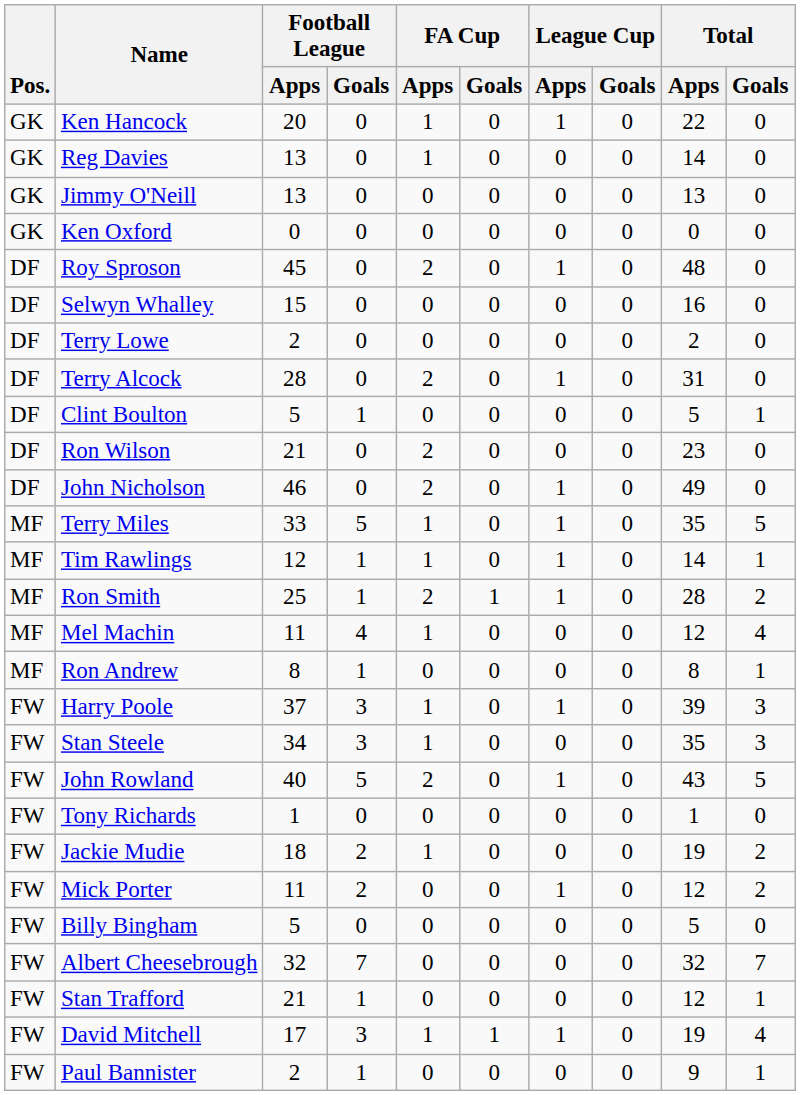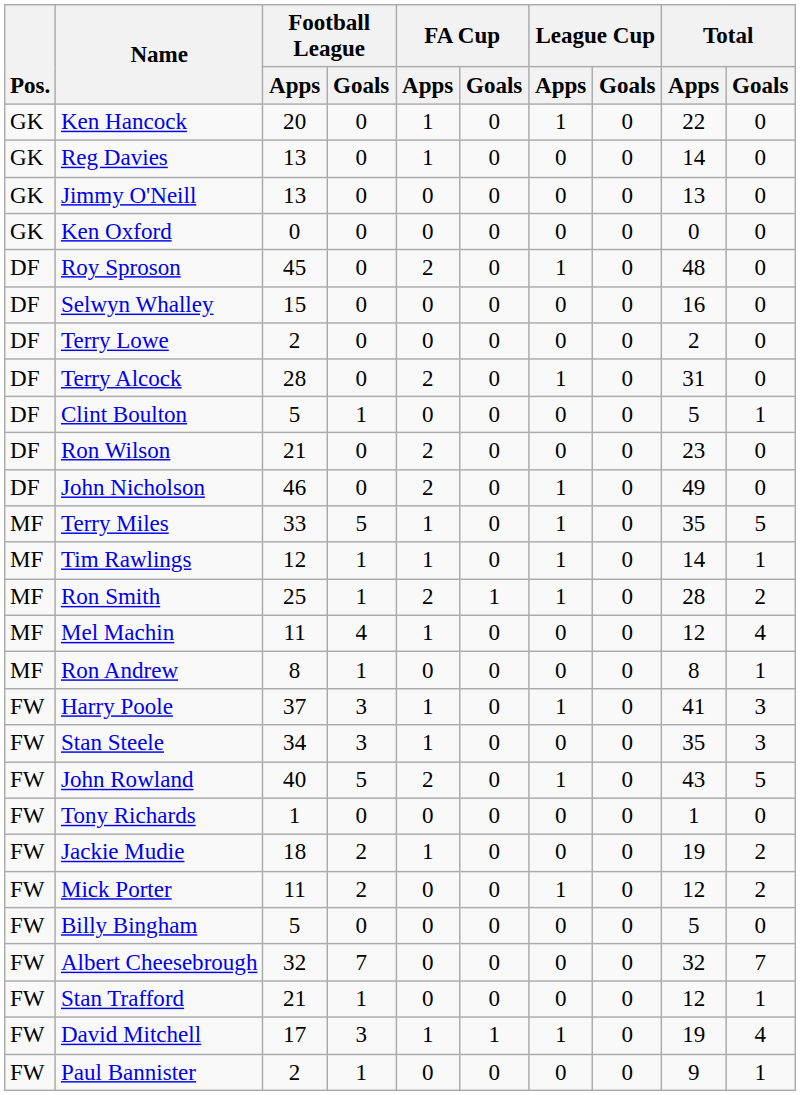(694, 706) 39 -> (694, 706) 41
